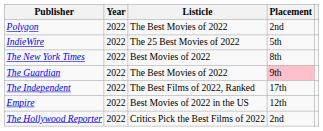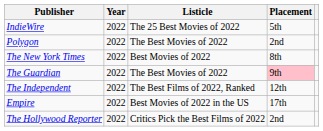rows swapped: (23, 27) <-> (25, 42)
(278, 88) 17th -> (278, 88) 12th
(278, 103) 12th -> (278, 103) 17th
